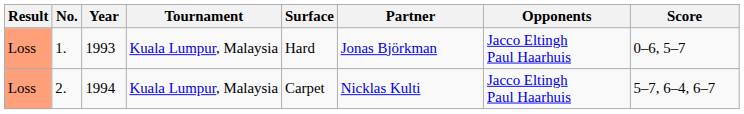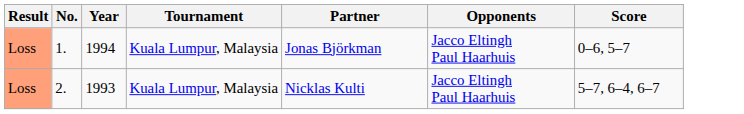- column: (309, 16)
(100, 48) 1993 -> (100, 48) 1994
(100, 88) 1994 -> (100, 88) 1993
